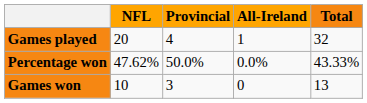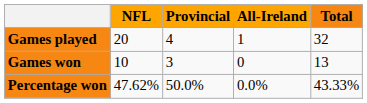rows swapped: (44, 86) <-> (57, 62)
